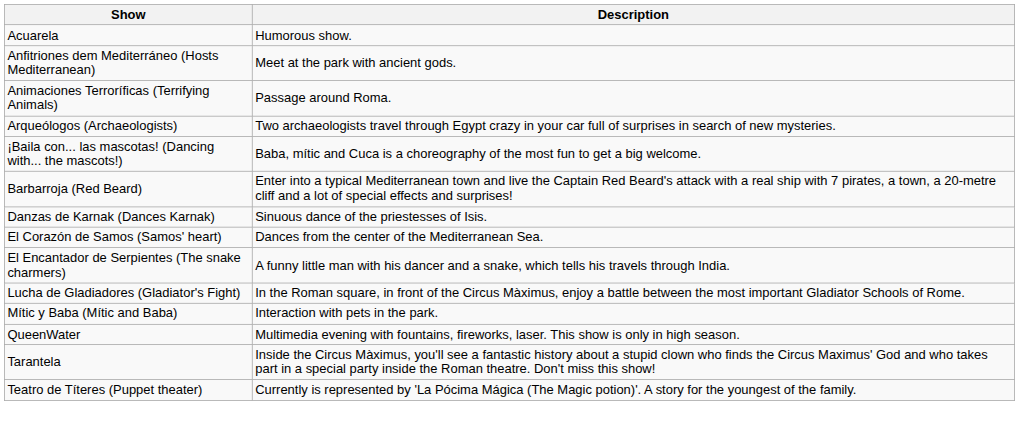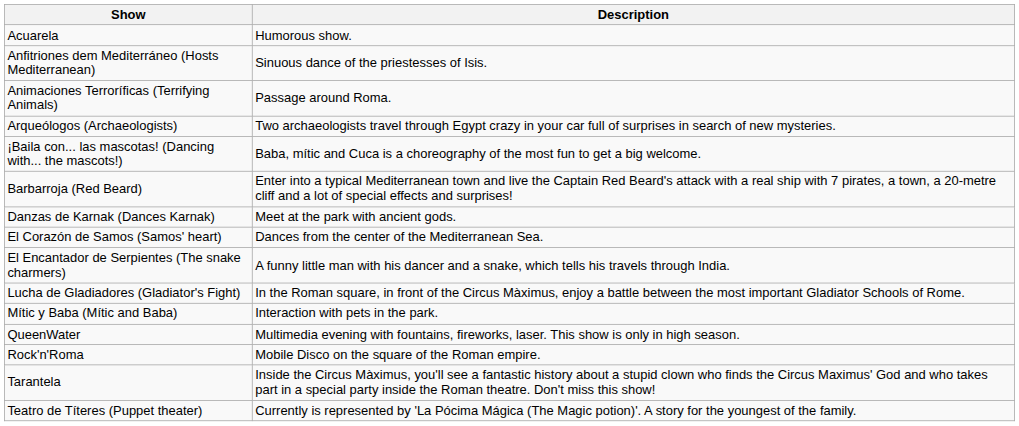(356, 63) Meet at the park with ancient gods. -> (371, 63) Sinuous dance of the priestesses of Isis.
(371, 216) Sinuous dance of the priestesses of Isis. -> (356, 216) Meet at the park with ancient gods.
+ row: (46, 354)
